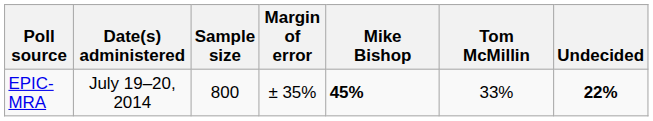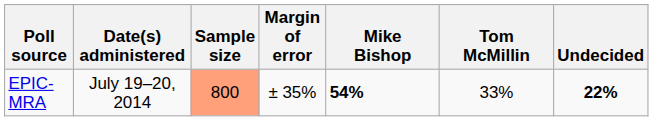(225, 92) no background -> (225, 92) lightsalmon background
(347, 92) 45% -> (347, 92) 54%
